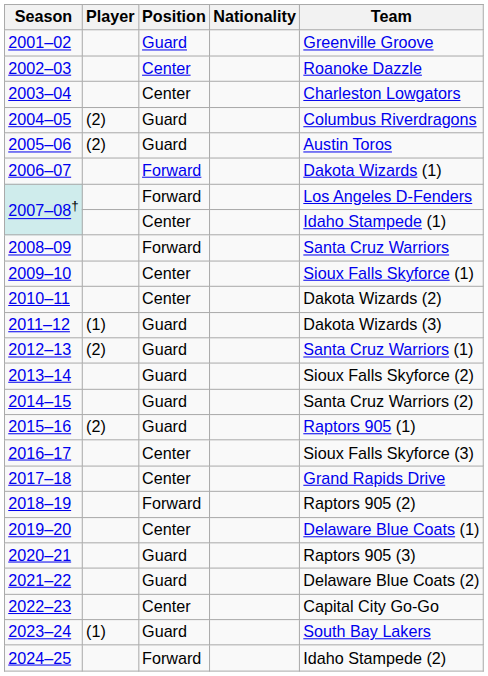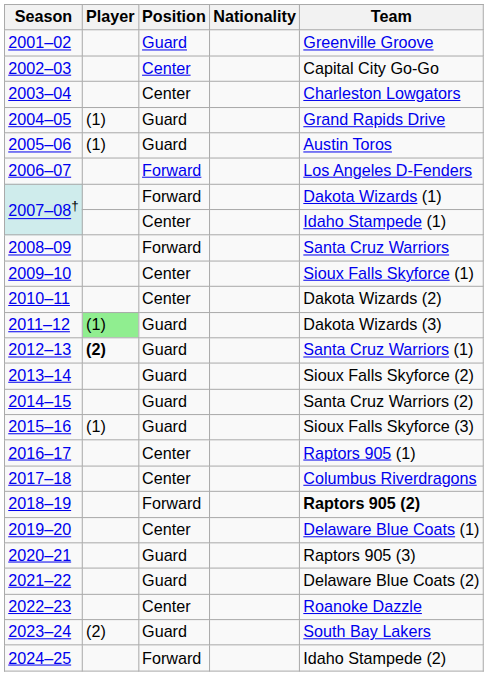(363, 68) Roanoke Dazzle -> (371, 68) Capital City Go-Go
(96, 119) (2) -> (96, 119) (1)
(390, 119) Columbus Riverdragons -> (374, 119) Grand Rapids Drive
(96, 145) (2) -> (96, 145) (1)
(372, 171) Dakota Wizards (1) -> (388, 171) Los Angeles D-Fenders
(388, 196) Los Angeles D-Fenders -> (372, 196) Dakota Wizards (1)
(96, 324) no background -> (96, 324) lightgreen background
(96, 350) normal -> (96, 350) bold
(96, 427) (2) -> (96, 427) (1)
(359, 427) Raptors 905 (1) -> (389, 427) Sioux Falls Skyforce (3)
(389, 453) Sioux Falls Skyforce (3) -> (359, 453) Raptors 905 (1)
(374, 478) Grand Rapids Drive -> (390, 478) Columbus Riverdragons
(359, 504) normal -> (362, 504) bold
(371, 606) Capital City Go-Go -> (363, 606) Roanoke Dazzle
(96, 632) (1) -> (96, 632) (2)
